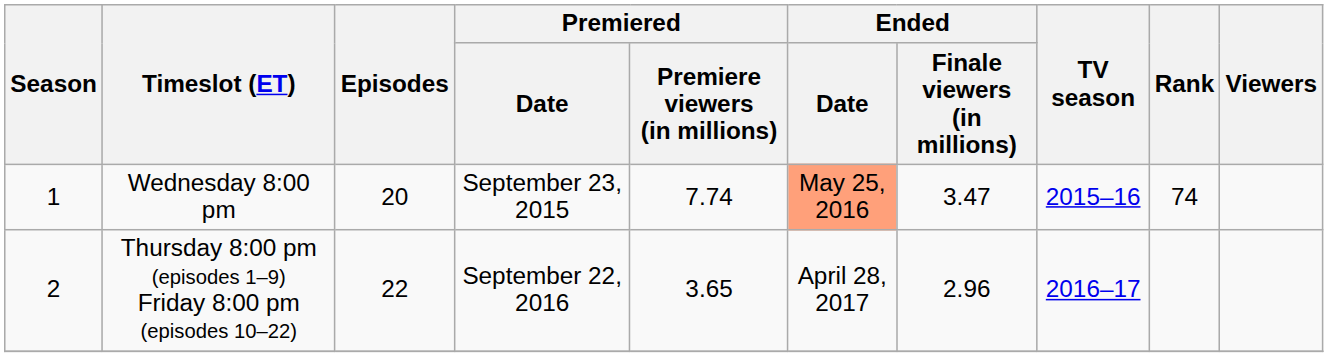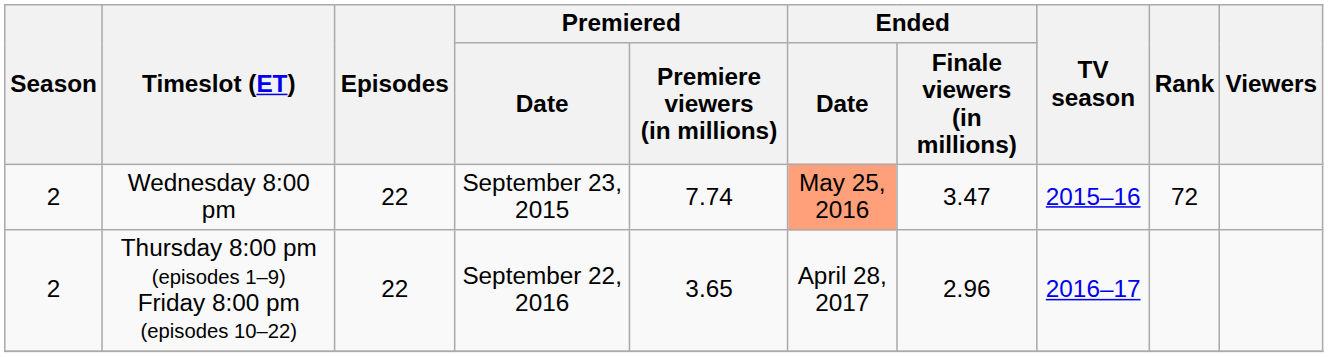(54, 196) 1 -> (54, 196) 2
(395, 196) 20 -> (395, 196) 22
(1184, 196) 74 -> (1184, 196) 72
